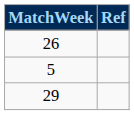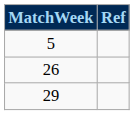rows swapped: (51, 69) <-> (51, 43)
